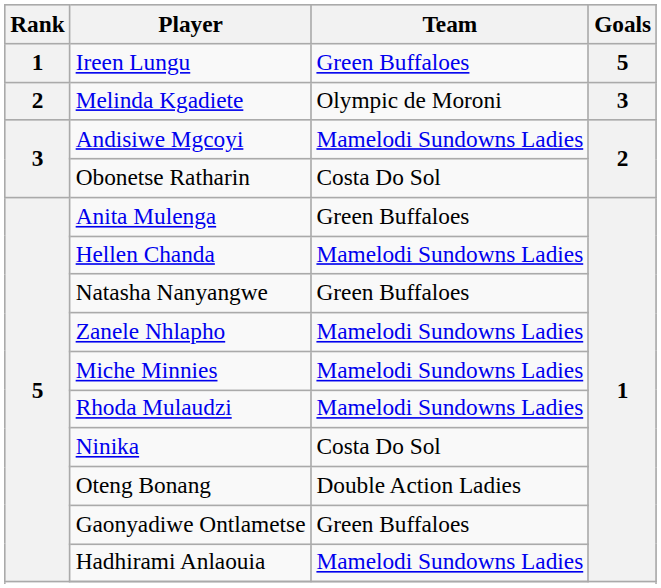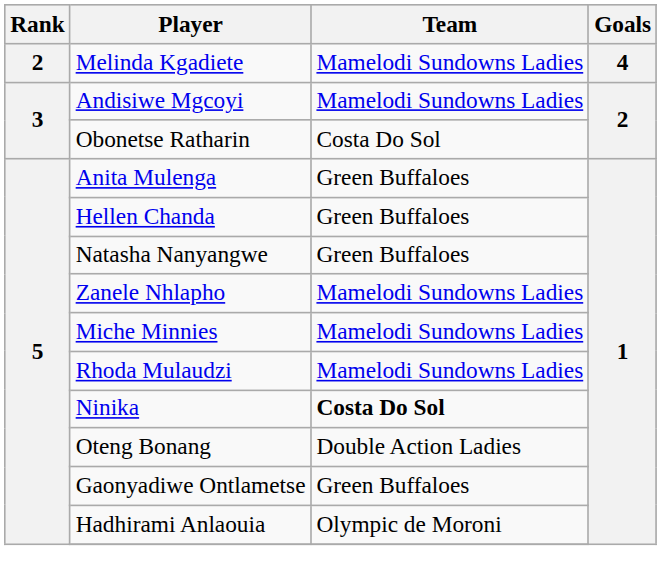- row: (133, 62)
(409, 101) Olympic de Moroni -> (450, 62) Mamelodi Sundowns Ladies
(623, 101) 3 -> (623, 62) 4
(450, 254) Mamelodi Sundowns Ladies -> (393, 216) Green Buffaloes
(379, 447) normal -> (381, 408) bold
(450, 562) Mamelodi Sundowns Ladies -> (409, 524) Olympic de Moroni
